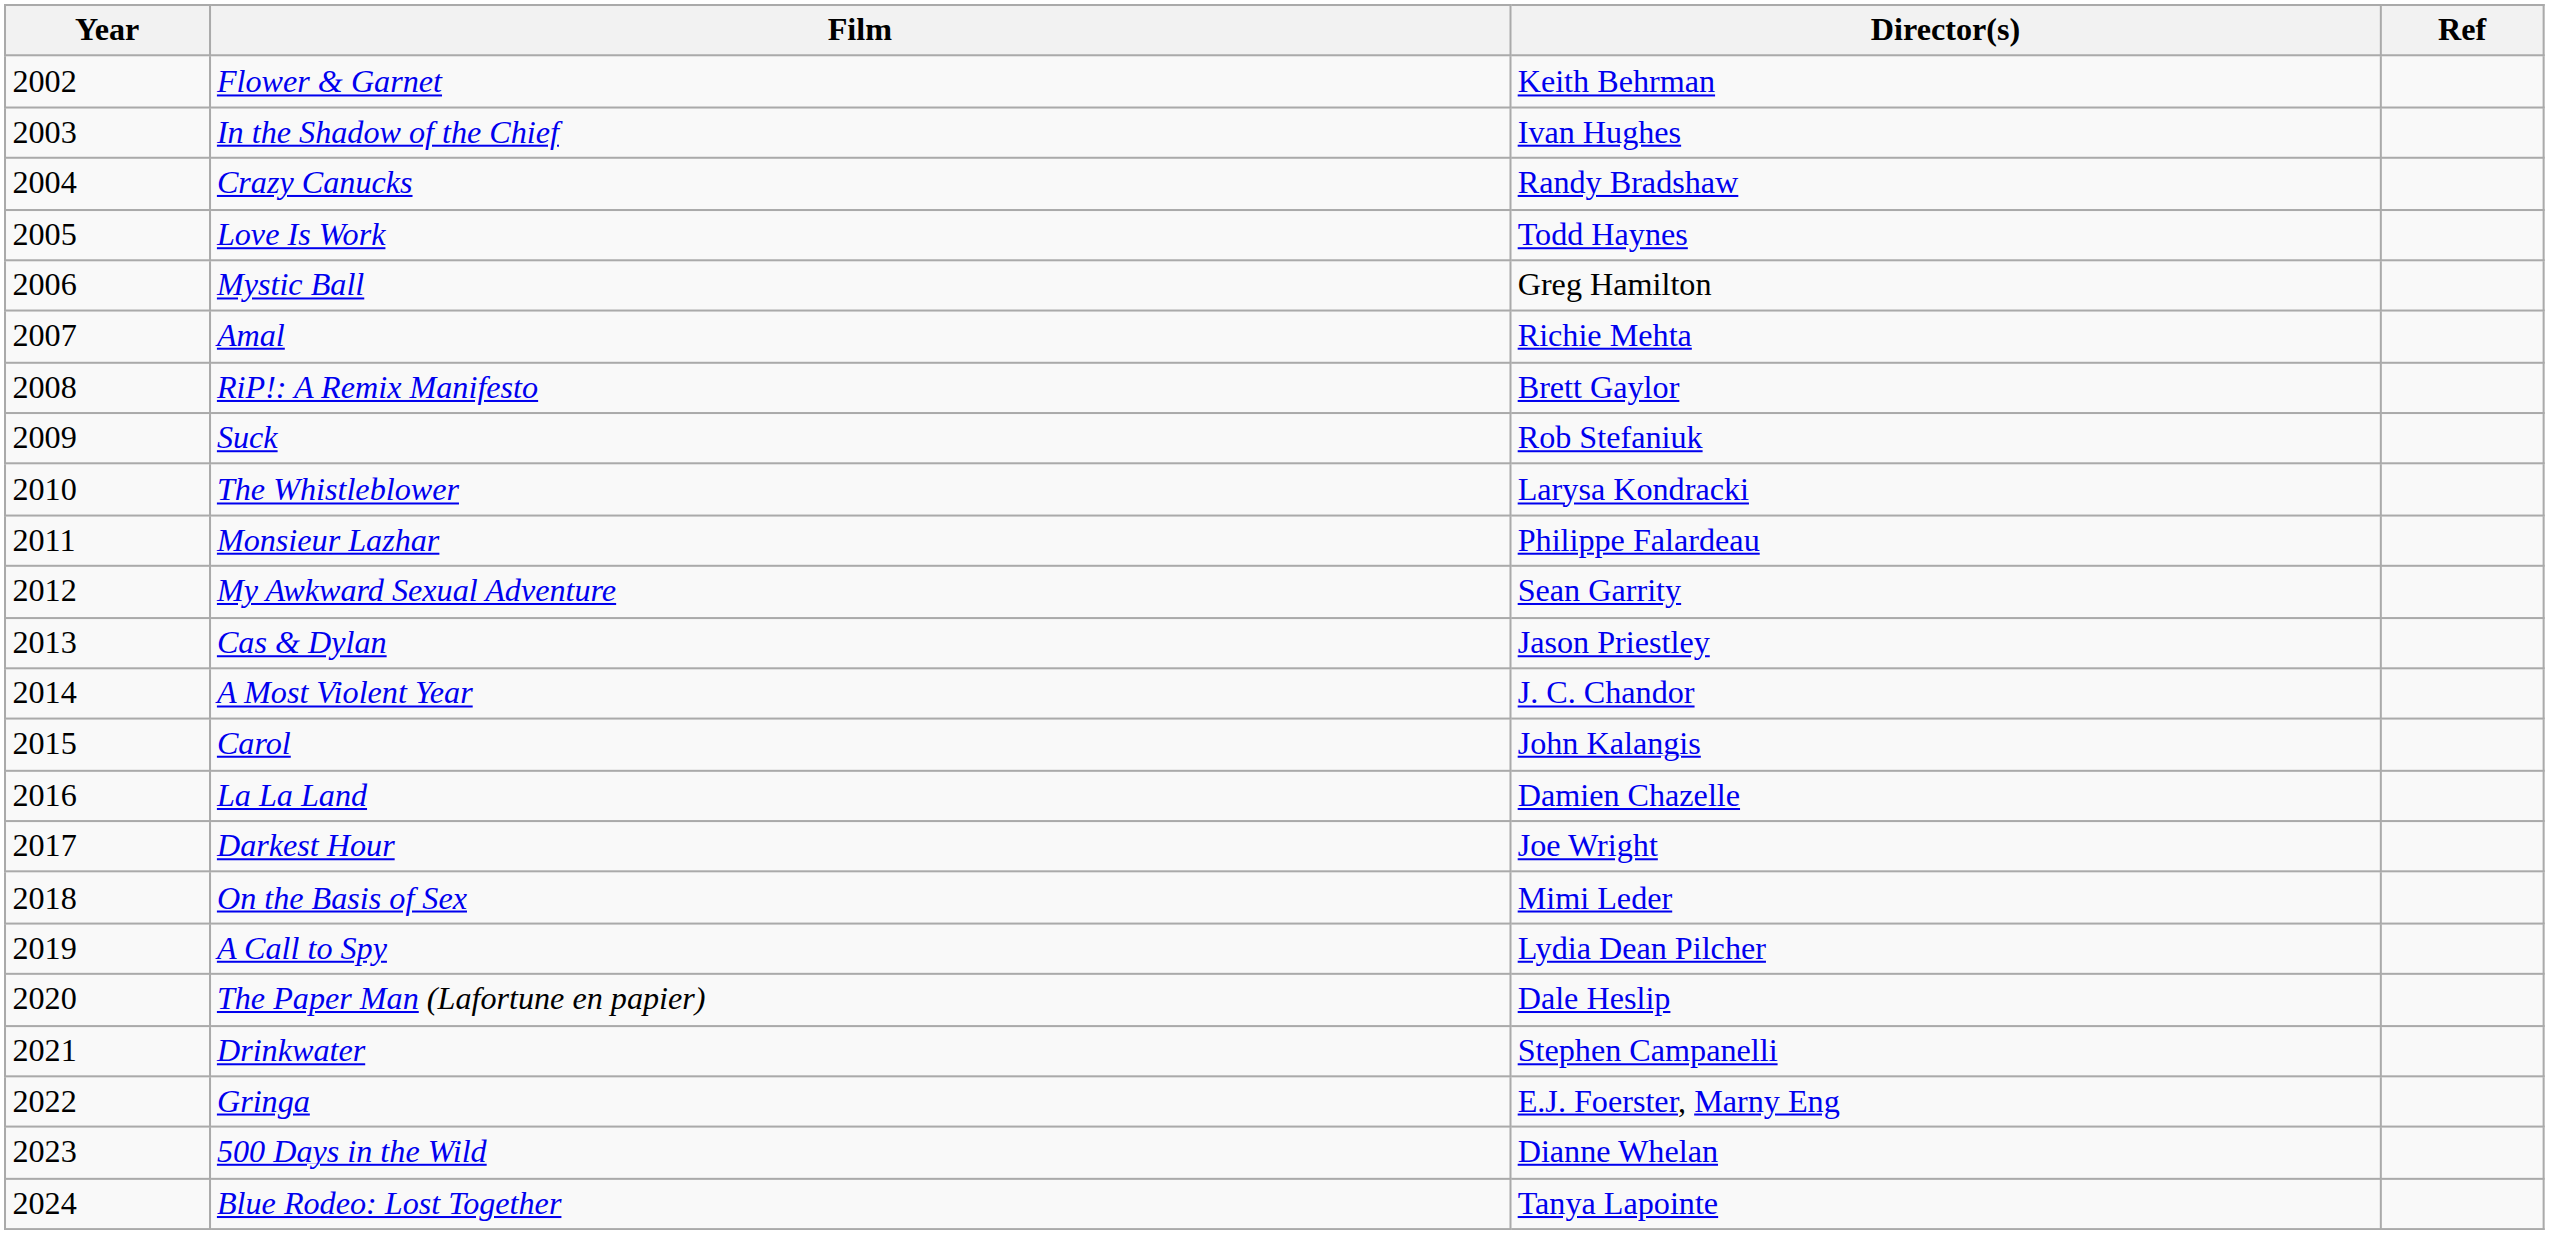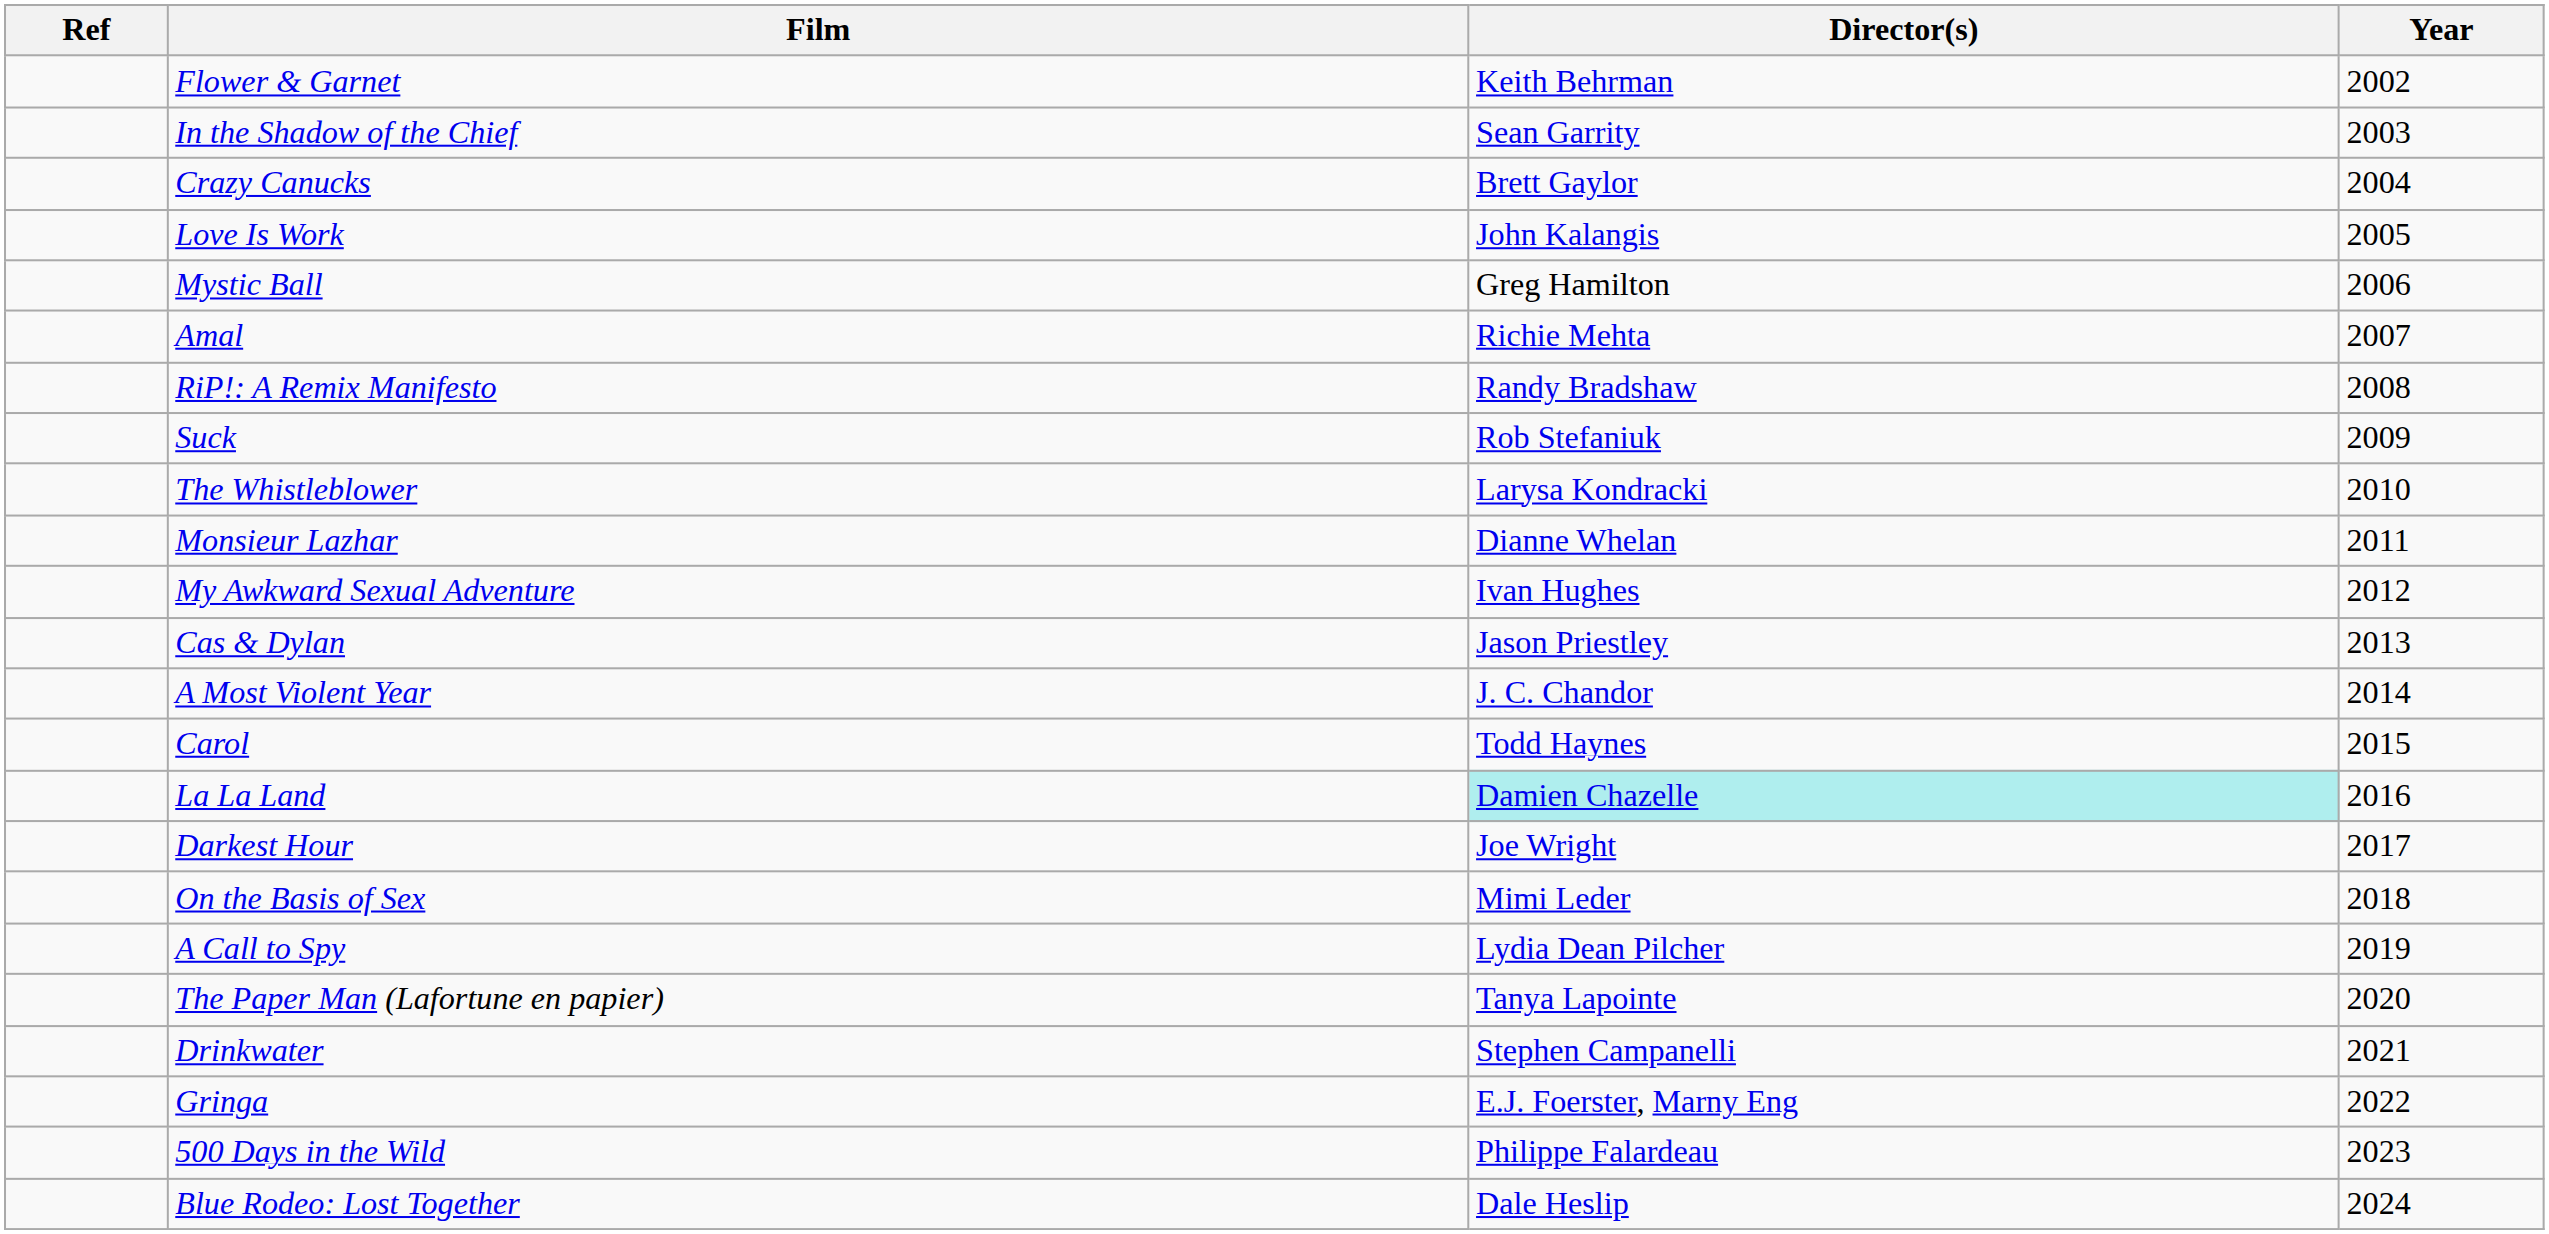columns swapped: (107, 30) <-> (2462, 30)
(1599, 132) Ivan Hughes -> (1558, 132) Sean Garrity
(1628, 183) Randy Bradshaw -> (1557, 183) Brett Gaylor
(1603, 234) Todd Haynes -> (1568, 234) John Kalangis
(1599, 387) Brett Gaylor -> (1586, 387) Randy Bradshaw
(1639, 540) Philippe Falardeau -> (1576, 540) Dianne Whelan
(1599, 591) Sean Garrity -> (1558, 591) Ivan Hughes
(1609, 744) John Kalangis -> (1561, 744) Todd Haynes
(1629, 795) no background -> (1587, 795) paleturquoise background
(1594, 999) Dale Heslip -> (1576, 999) Tanya Lapointe
(1618, 1152) Dianne Whelan -> (1597, 1152) Philippe Falardeau
(1618, 1203) Tanya Lapointe -> (1552, 1203) Dale Heslip
